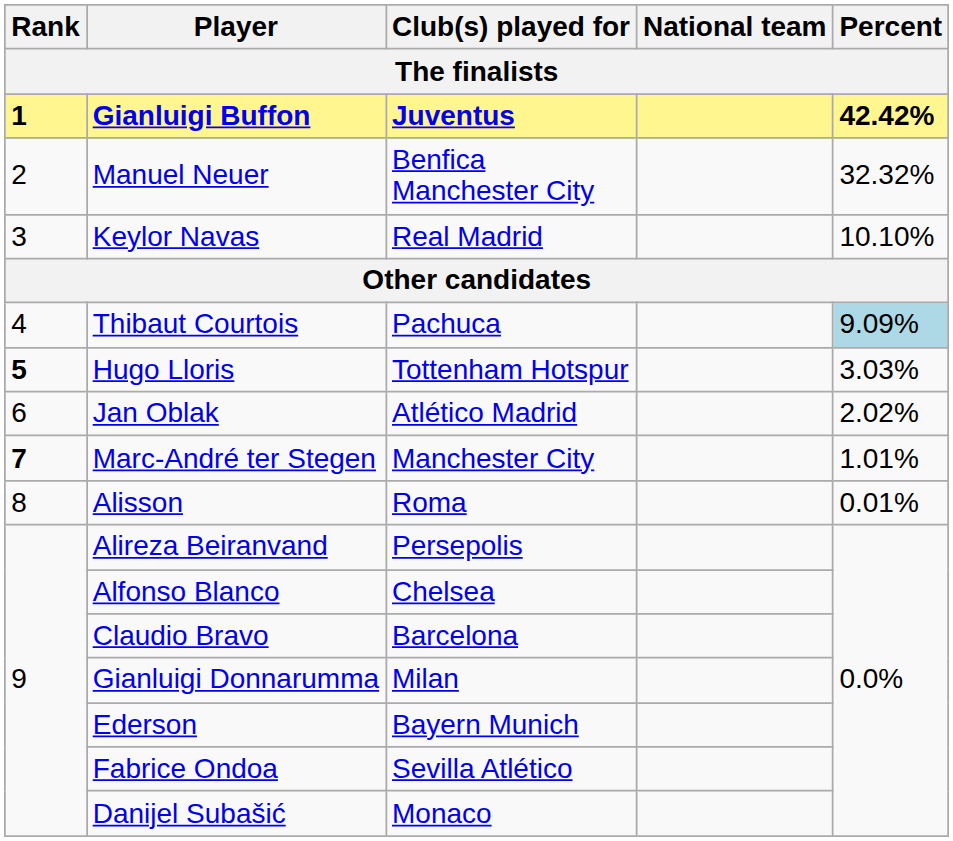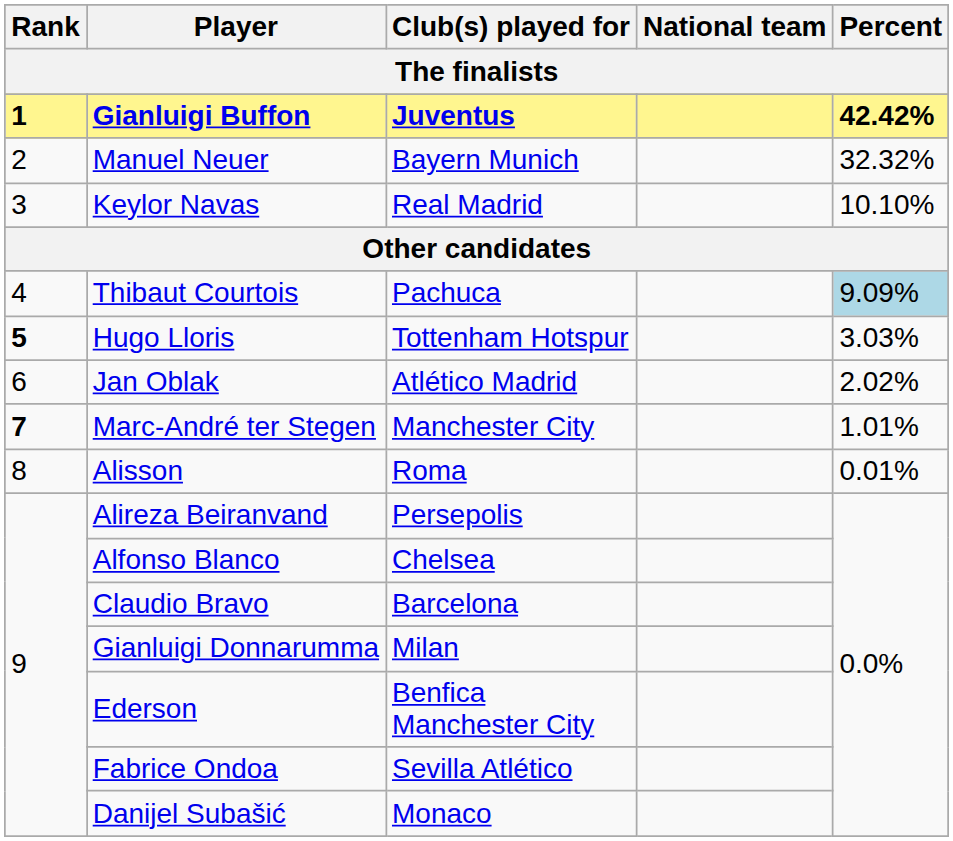(493, 175) Benfica Manchester City -> (485, 159) Bayern Munich
(485, 724) Bayern Munich -> (493, 708) Benfica Manchester City
